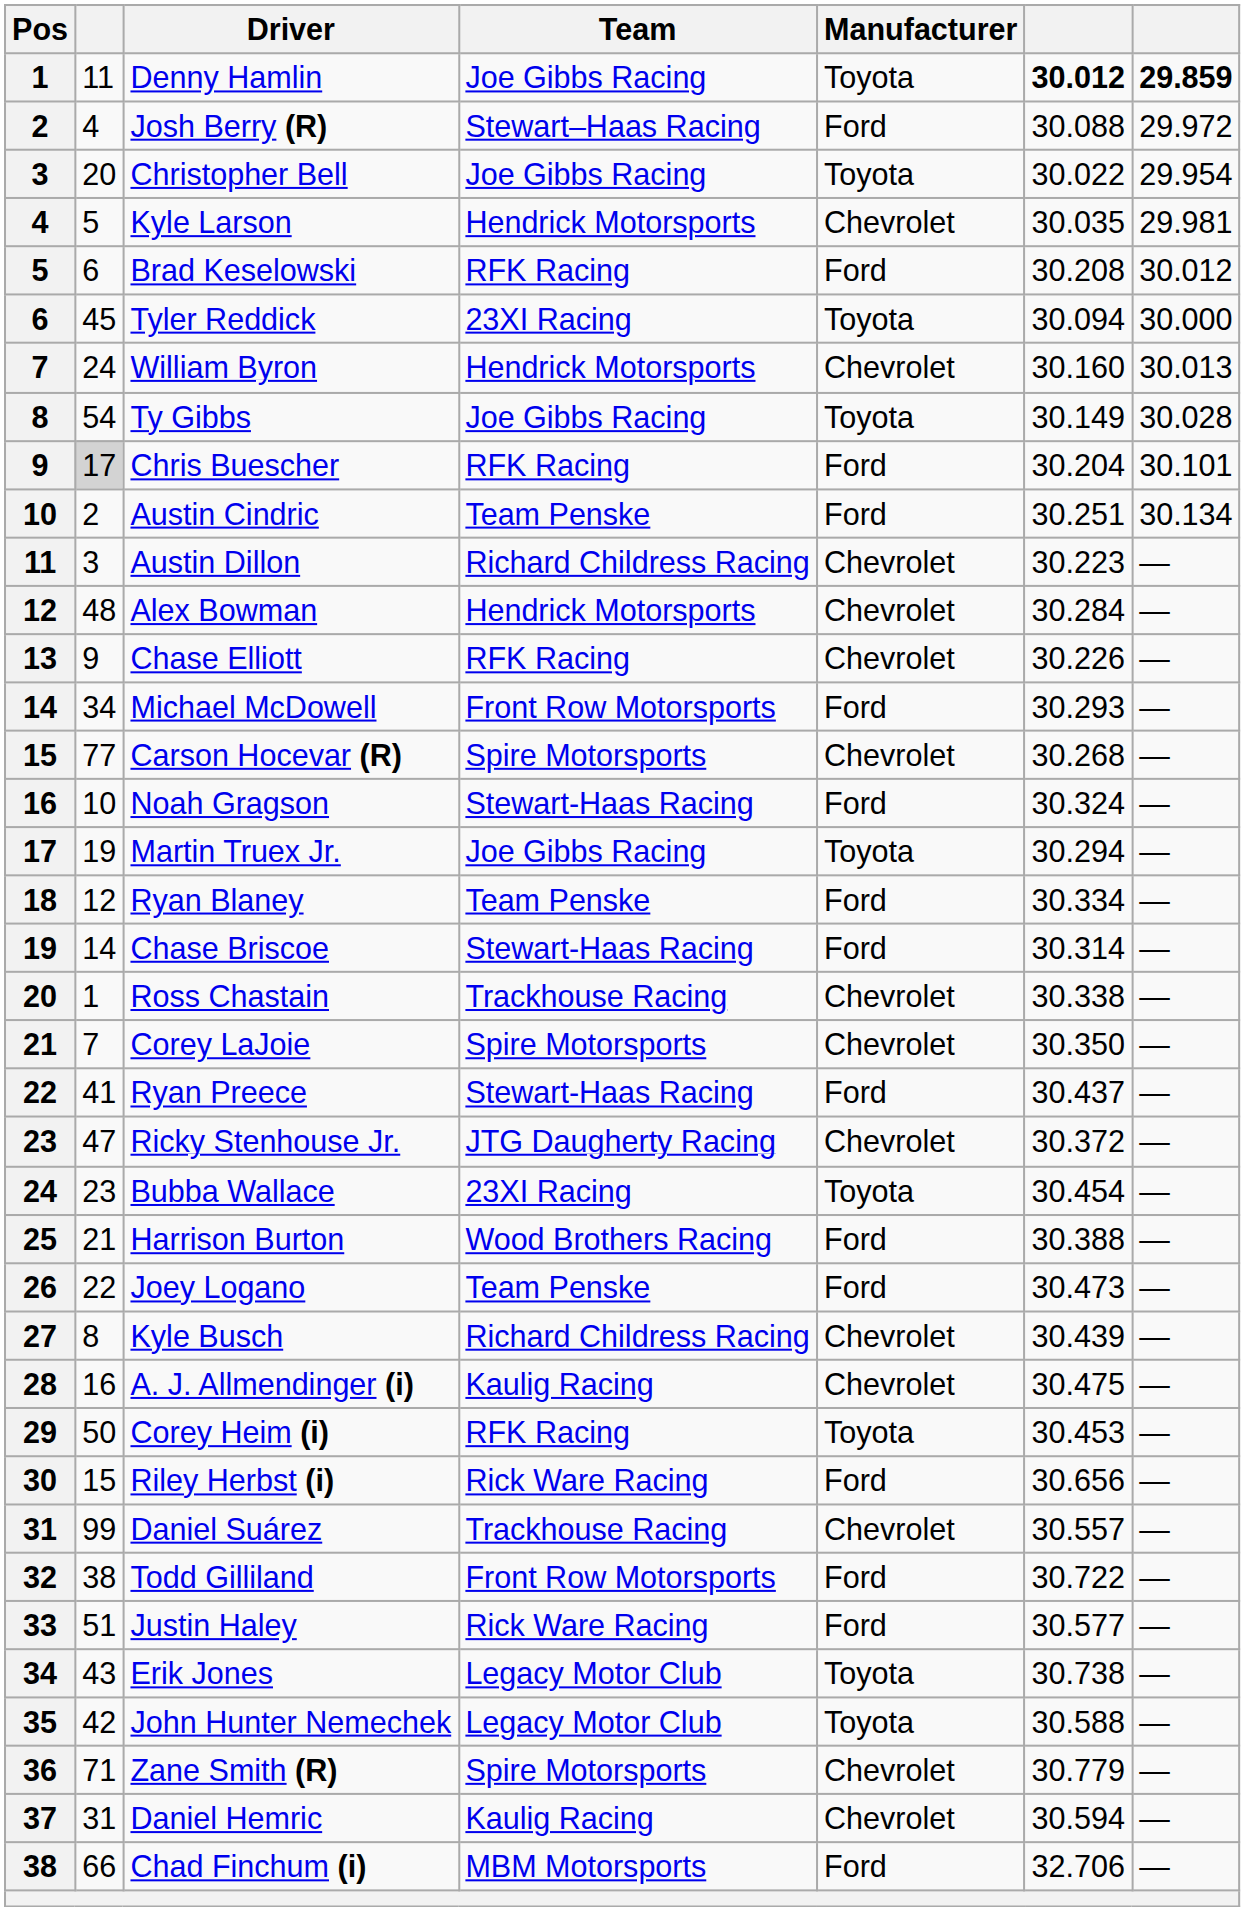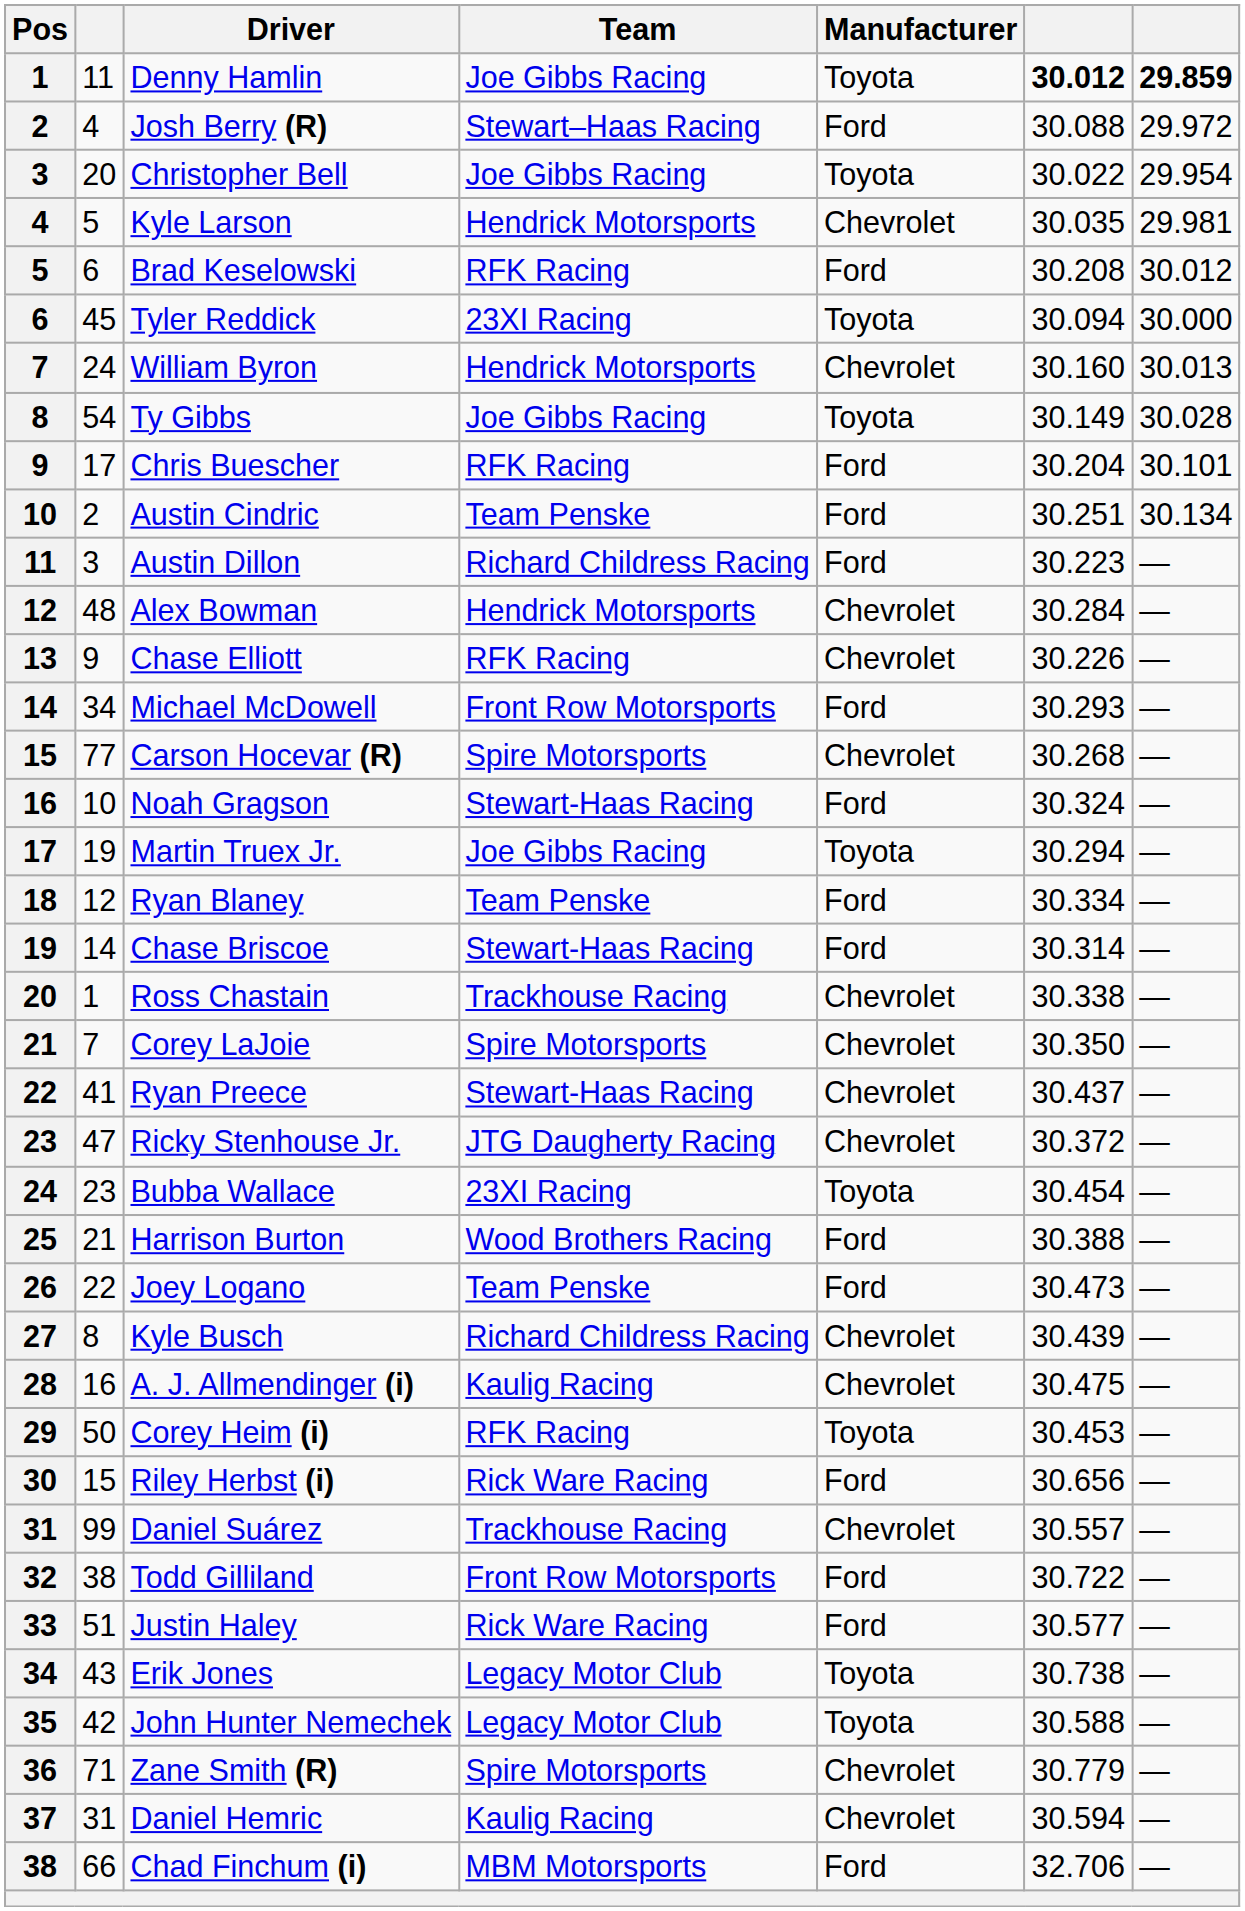(99, 465) lightgrey background -> (99, 465) no background
(889, 561) Chevrolet -> (855, 561) Ford
(855, 1093) Ford -> (889, 1093) Chevrolet
